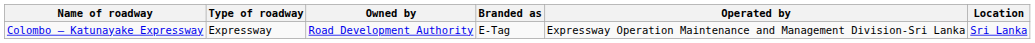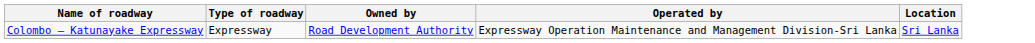- column: (510, 13)
